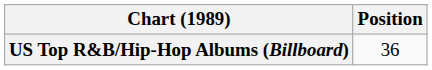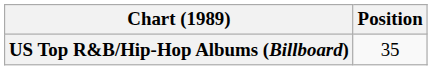(390, 49) 36 -> (390, 49) 35
